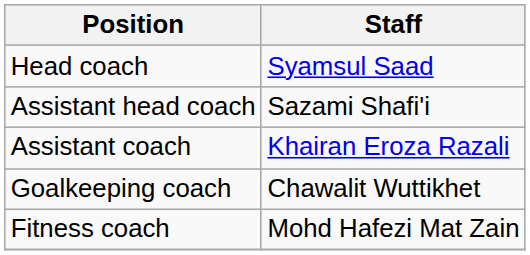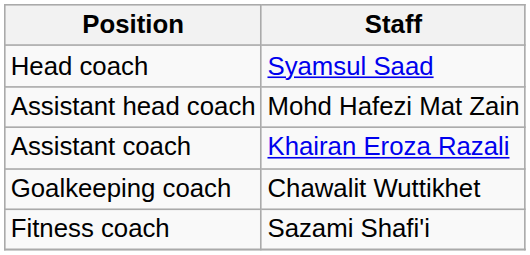(349, 106) Sazami Shafi'i -> (393, 106) Mohd Hafezi Mat Zain
(393, 229) Mohd Hafezi Mat Zain -> (349, 229) Sazami Shafi'i
